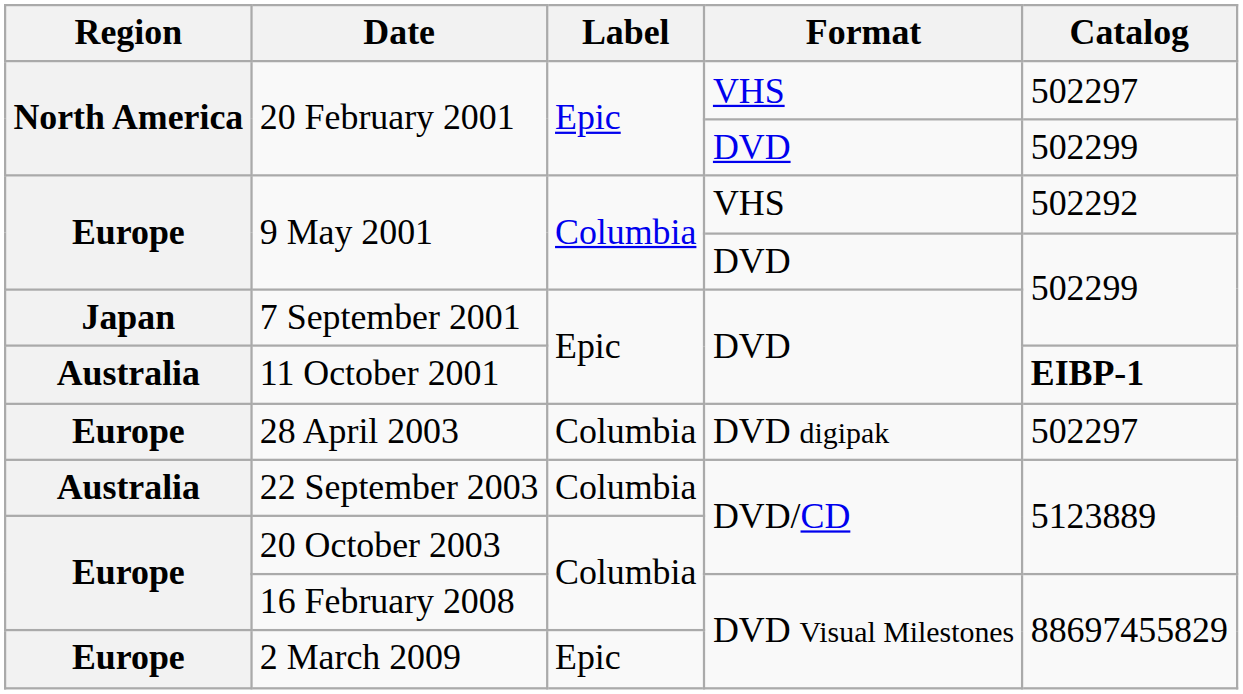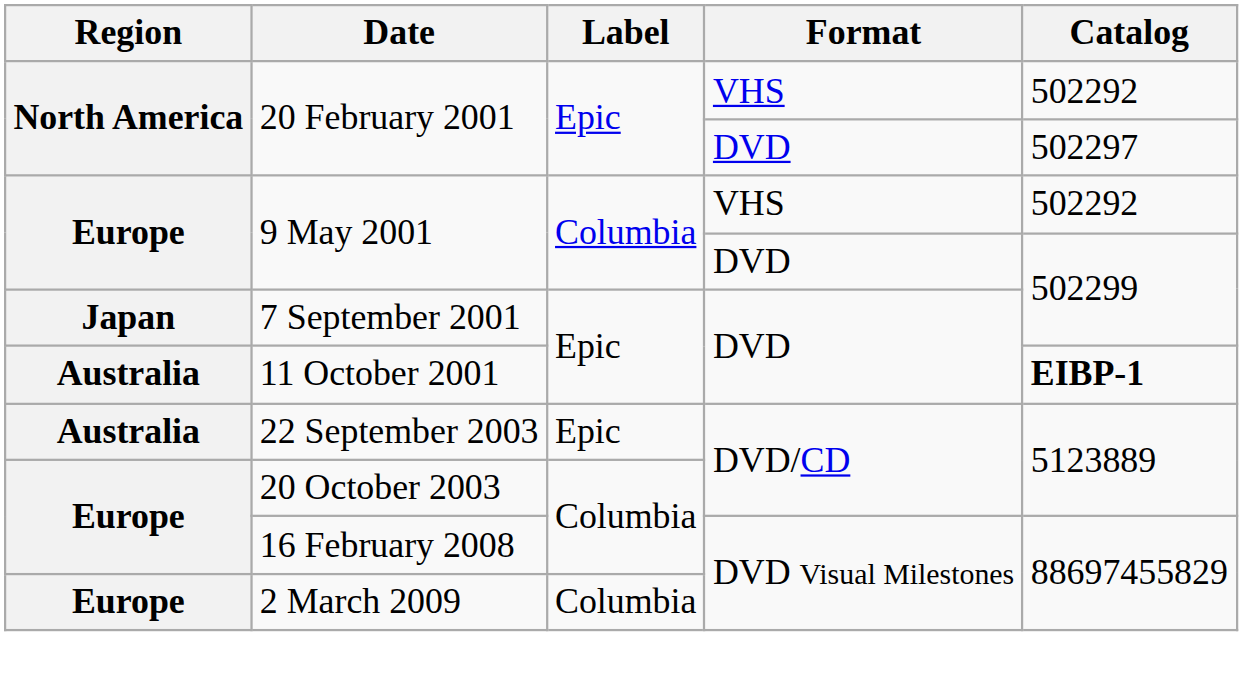(1084, 89) 502297 -> (1084, 89) 502292
(1084, 146) 502299 -> (1084, 146) 502297
- row: (359, 430)
(626, 487) Columbia -> (588, 430) Epic
(588, 658) Epic -> (626, 601) Columbia
